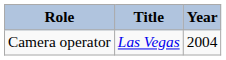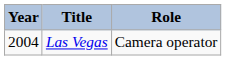columns swapped: (202, 17) <-> (59, 17)
